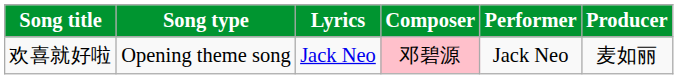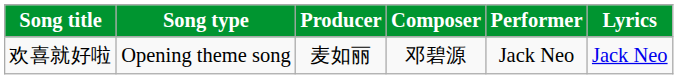columns swapped: (338, 20) <-> (627, 20)
(430, 54) pink background -> (436, 54) no background
